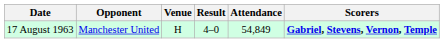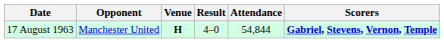(178, 29) normal -> (178, 29) bold
(256, 29) 54,849 -> (256, 29) 54,844
